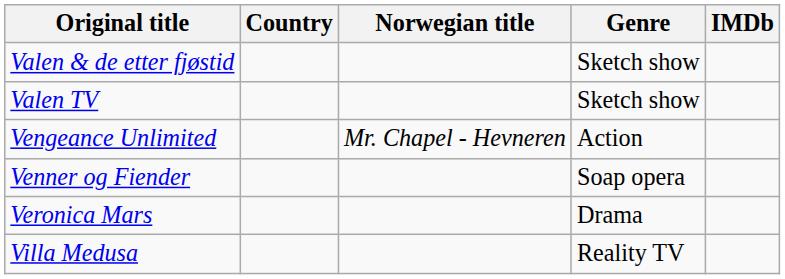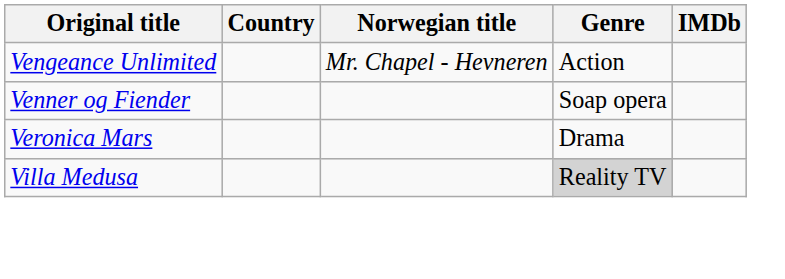- row: (122, 61)
- row: (54, 100)
(631, 253) no background -> (613, 176) lightgrey background
